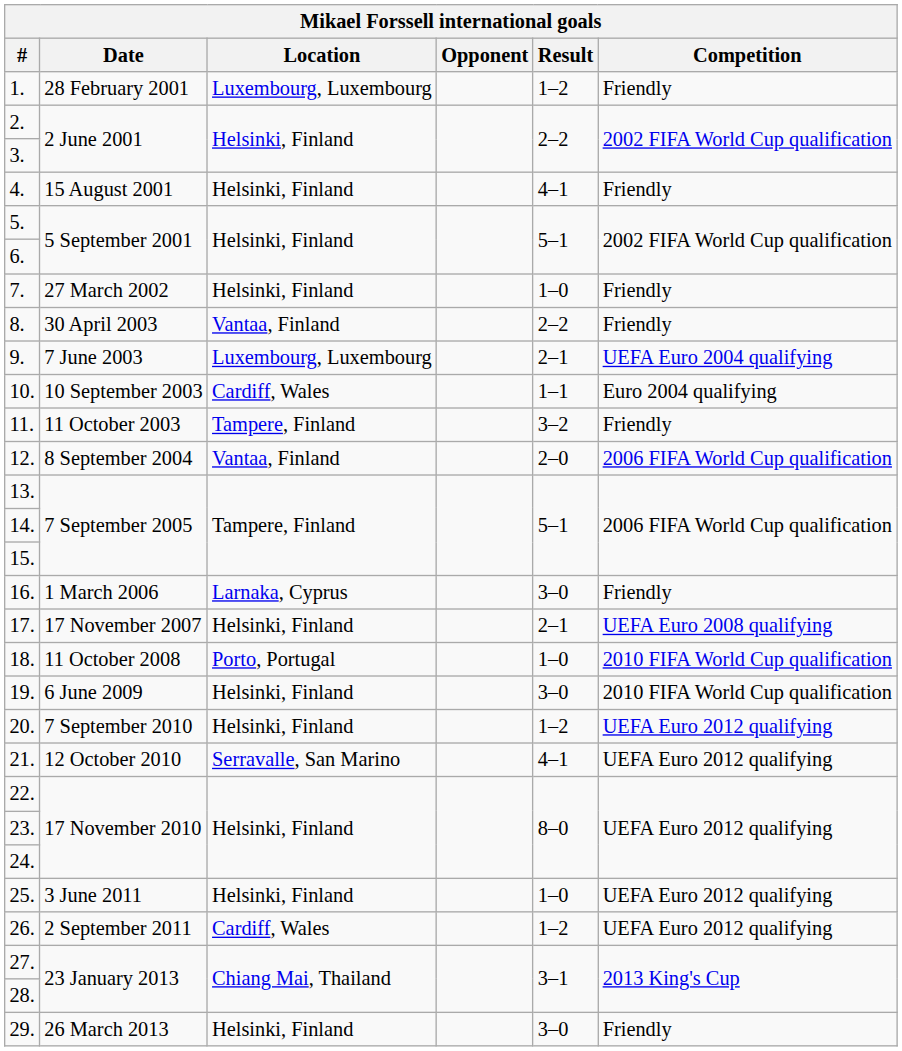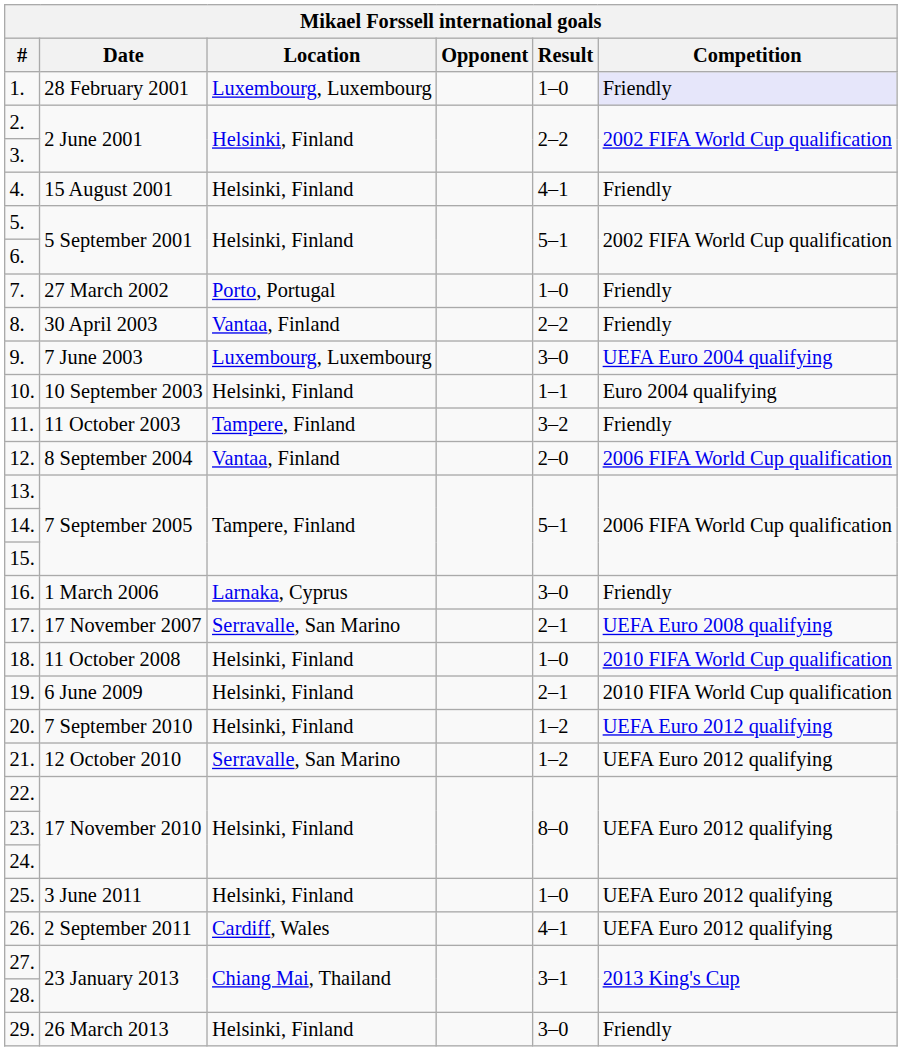(553, 88) 1–2 -> (553, 88) 1–0
(637, 88) no background -> (637, 88) lavender background
(283, 290) Helsinki, Finland -> (274, 290) Porto, Portugal
(553, 357) 2–1 -> (553, 357) 3–0
(271, 390) Cardiff, Wales -> (283, 390) Helsinki, Finland
(283, 625) Helsinki, Finland -> (306, 625) Serravalle, San Marino
(274, 659) Porto, Portugal -> (283, 659) Helsinki, Finland
(553, 693) 3–0 -> (553, 693) 2–1
(553, 760) 4–1 -> (553, 760) 1–2
(553, 928) 1–2 -> (553, 928) 4–1
